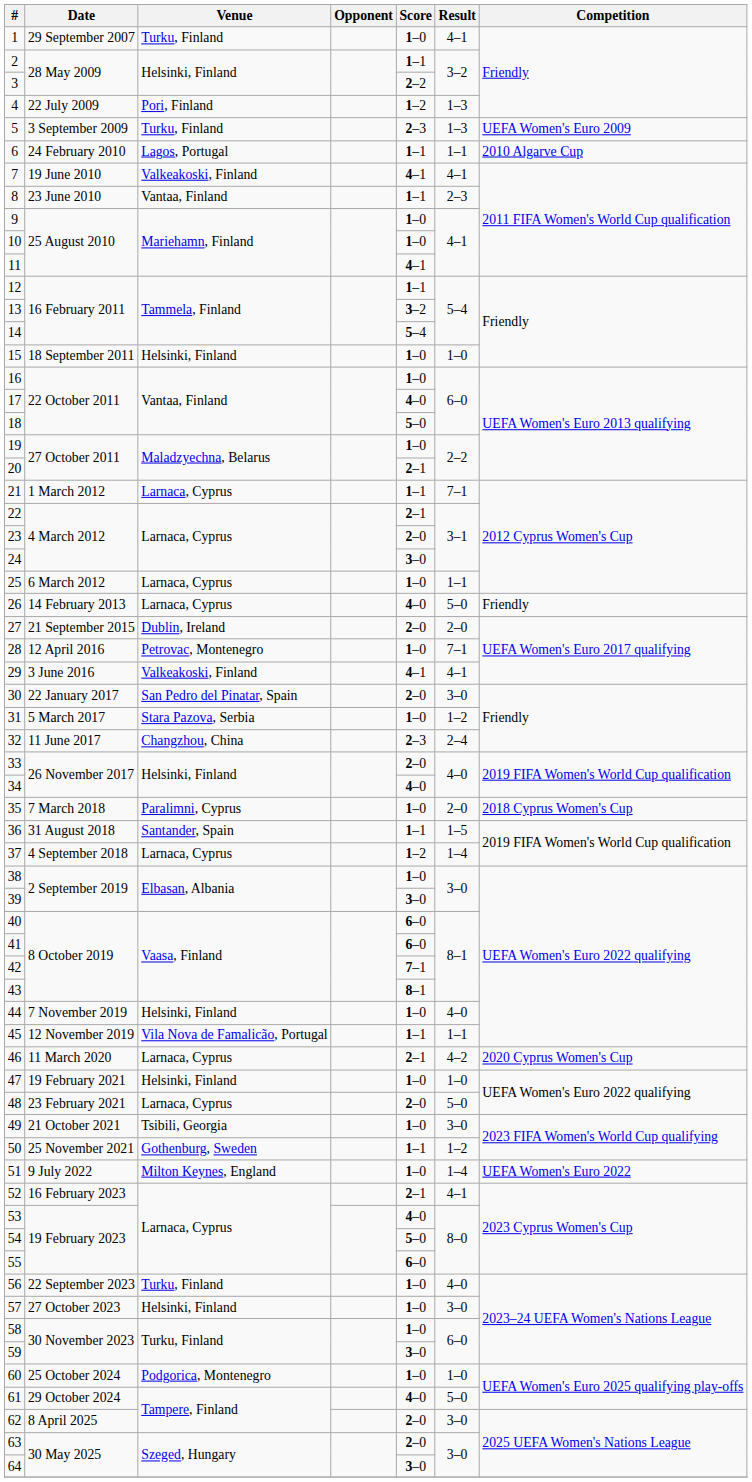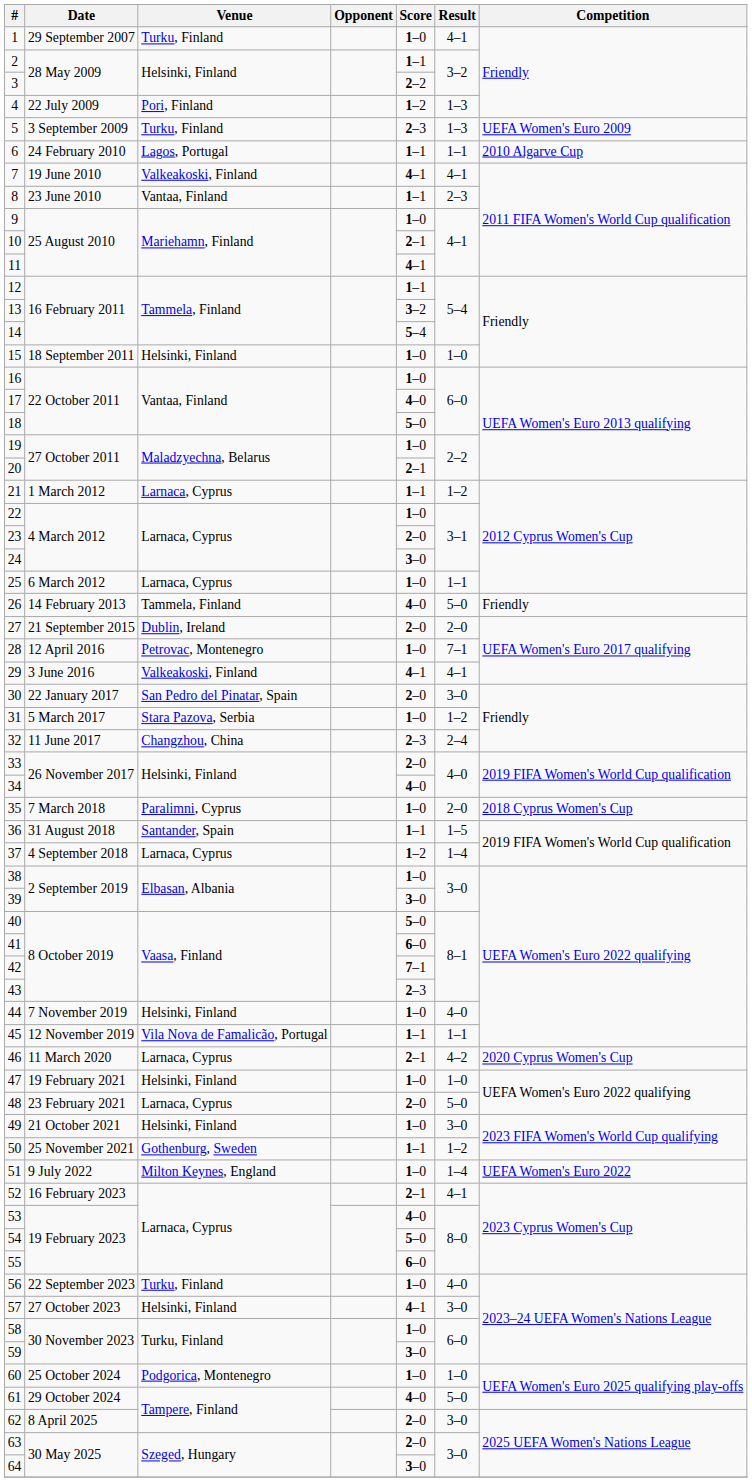(416, 242) 1–0 -> (416, 242) 2–1
(457, 491) 7–1 -> (457, 491) 1–2
(416, 513) 2–1 -> (416, 513) 1–0
(187, 604) Larnaca, Cyprus -> (191, 604) Tammela, Finland
(416, 921) 6–0 -> (416, 921) 5–0
(416, 989) 8–1 -> (416, 989) 2–3
(184, 1125) Tsibili, Georgia -> (189, 1125) Helsinki, Finland
(416, 1307) 1–0 -> (416, 1307) 4–1
